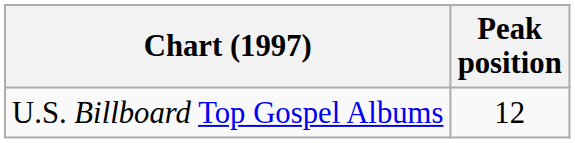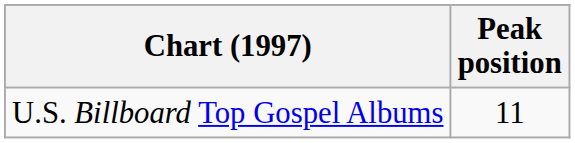(510, 112) 12 -> (510, 112) 11
